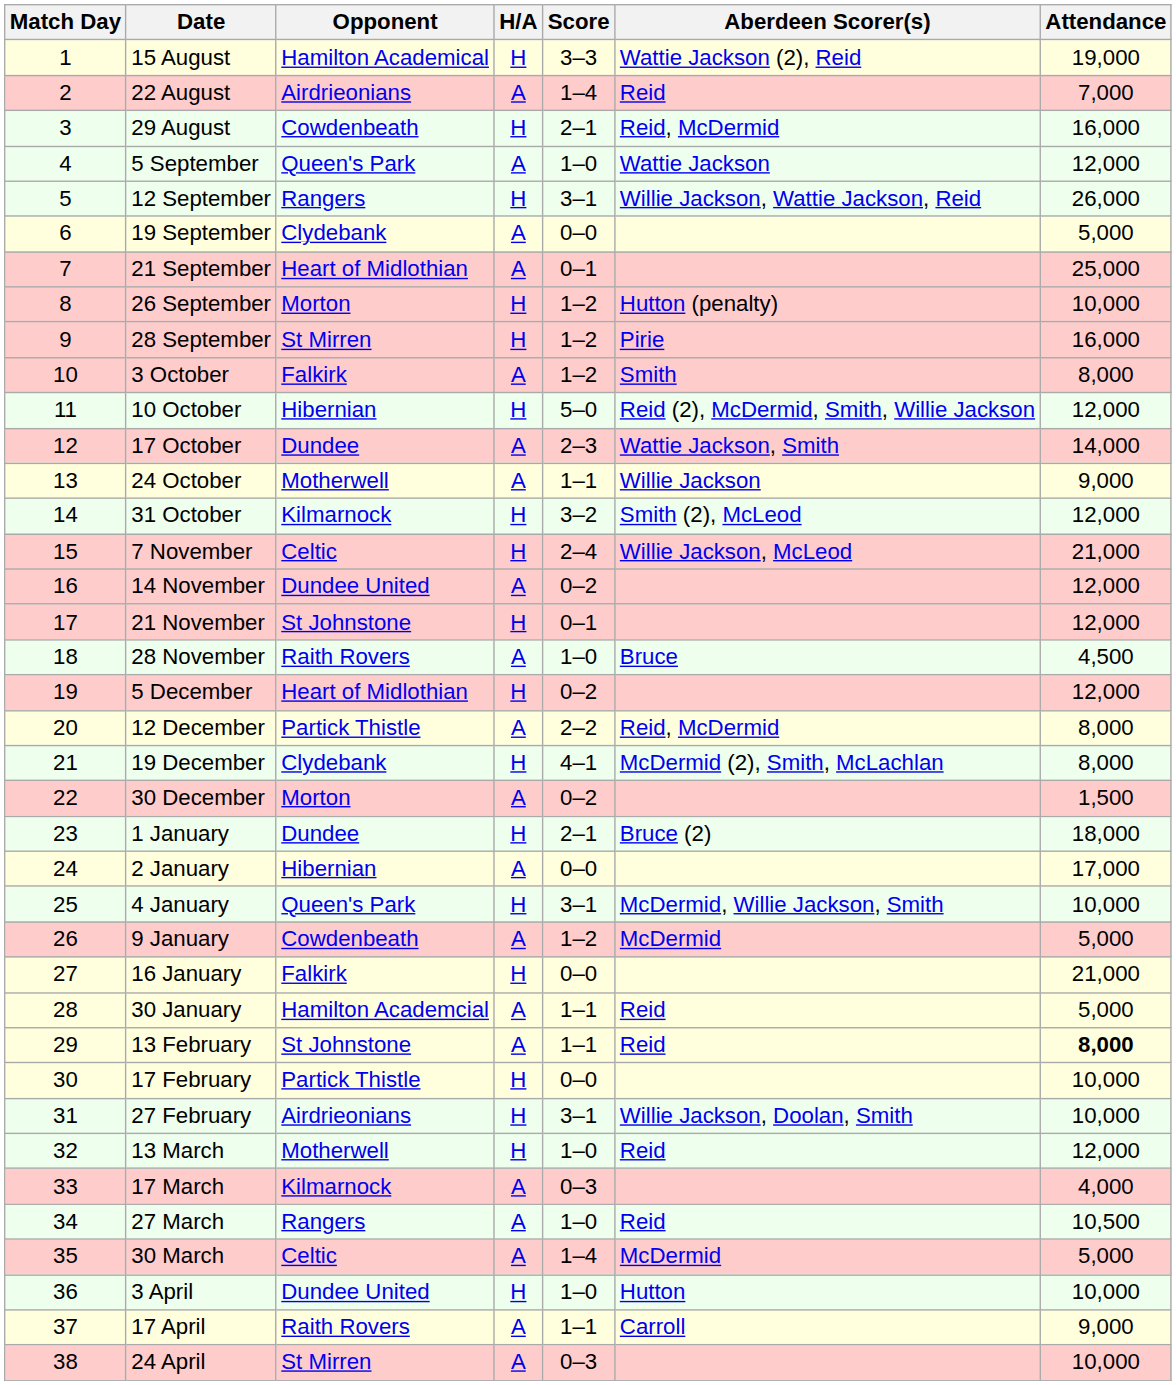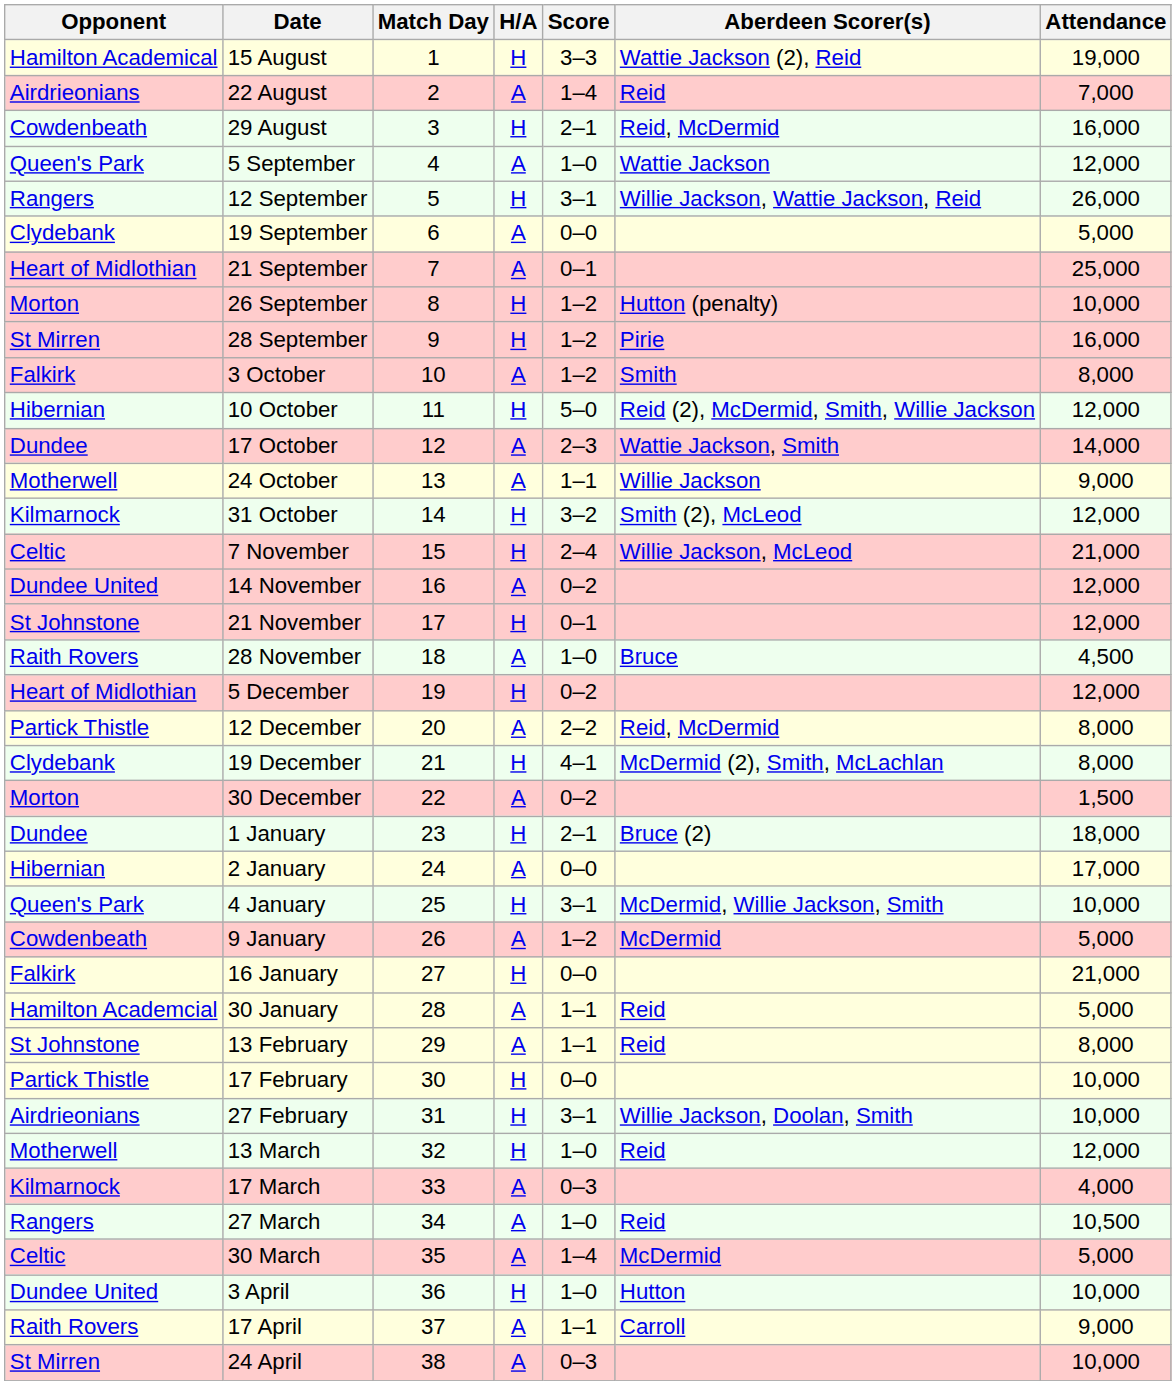columns swapped: (65, 22) <-> (385, 22)
(1106, 1045) bold -> (1106, 1045) normal
